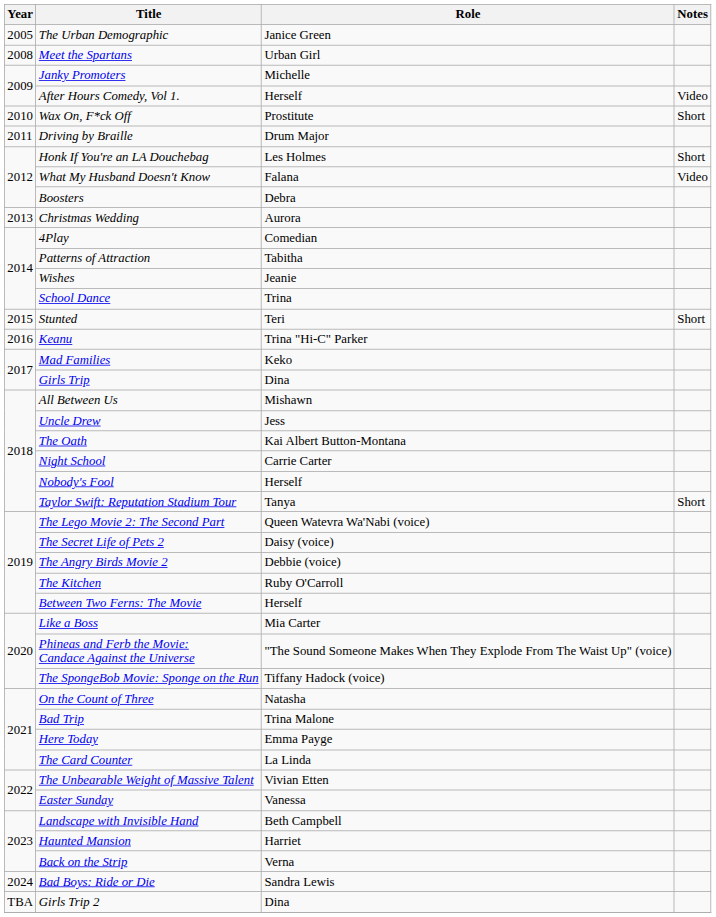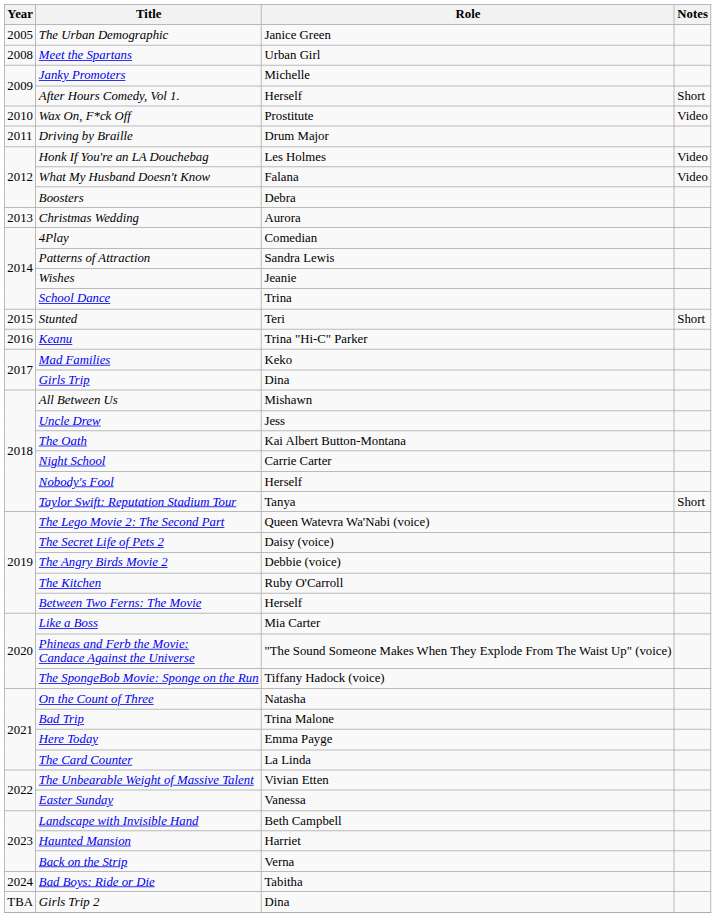(693, 95) Video -> (691, 95) Short
(691, 116) Short -> (693, 116) Video
(691, 156) Short -> (693, 156) Video
(284, 258) Tabitha -> (299, 258) Sandra Lewis
(299, 881) Sandra Lewis -> (284, 881) Tabitha
